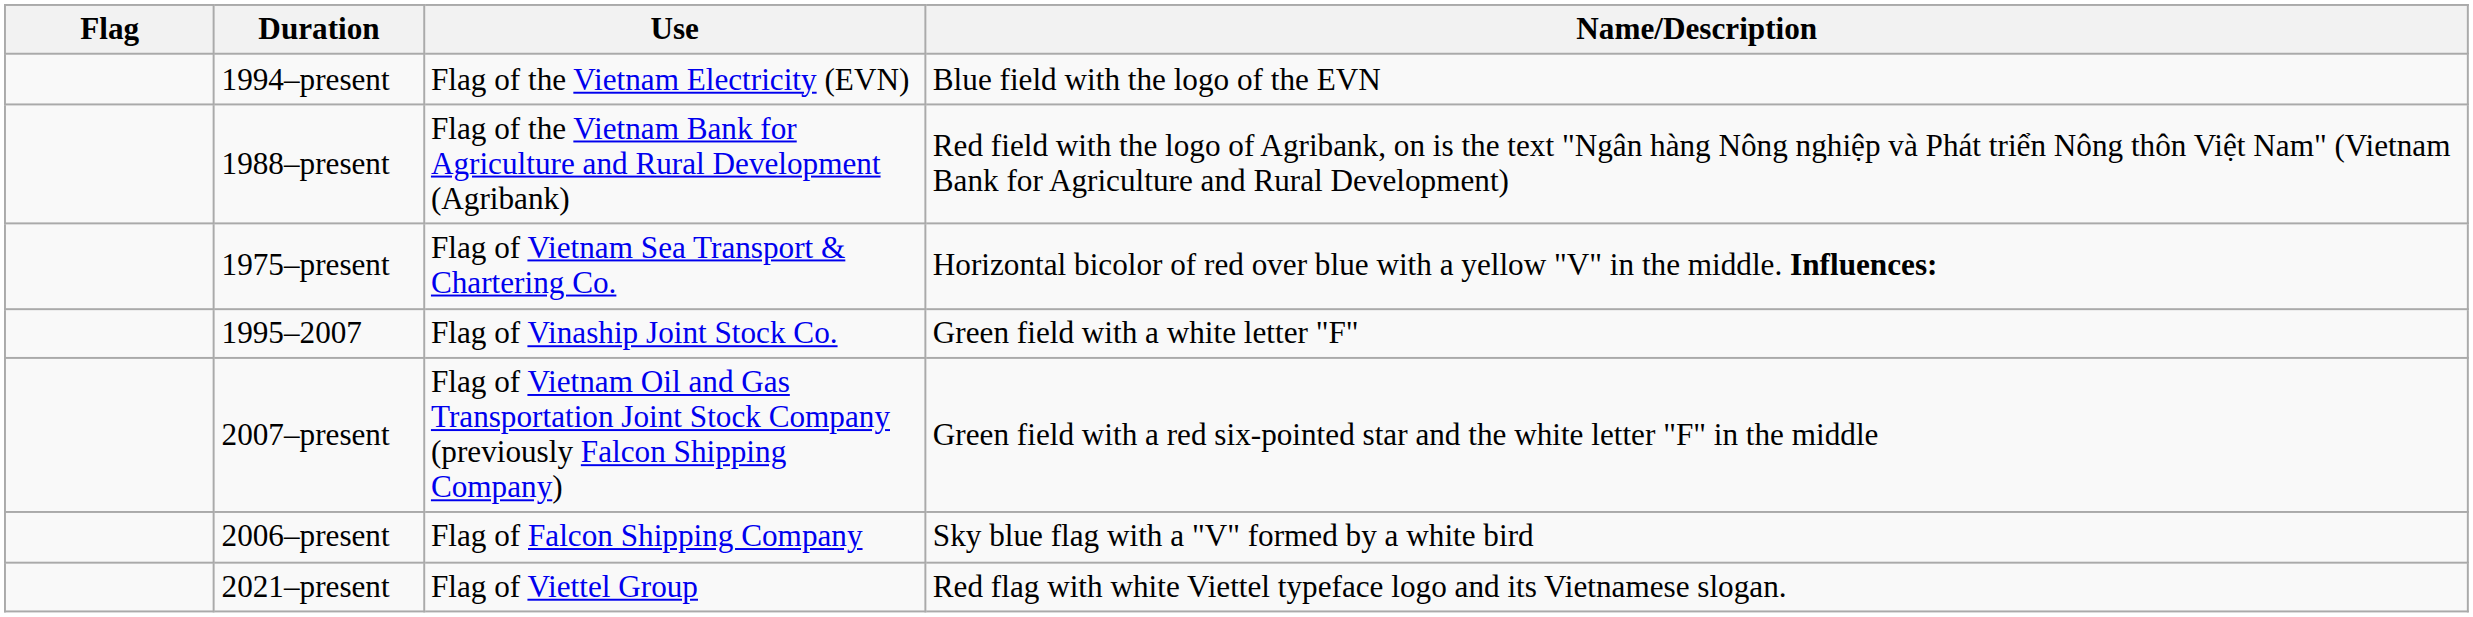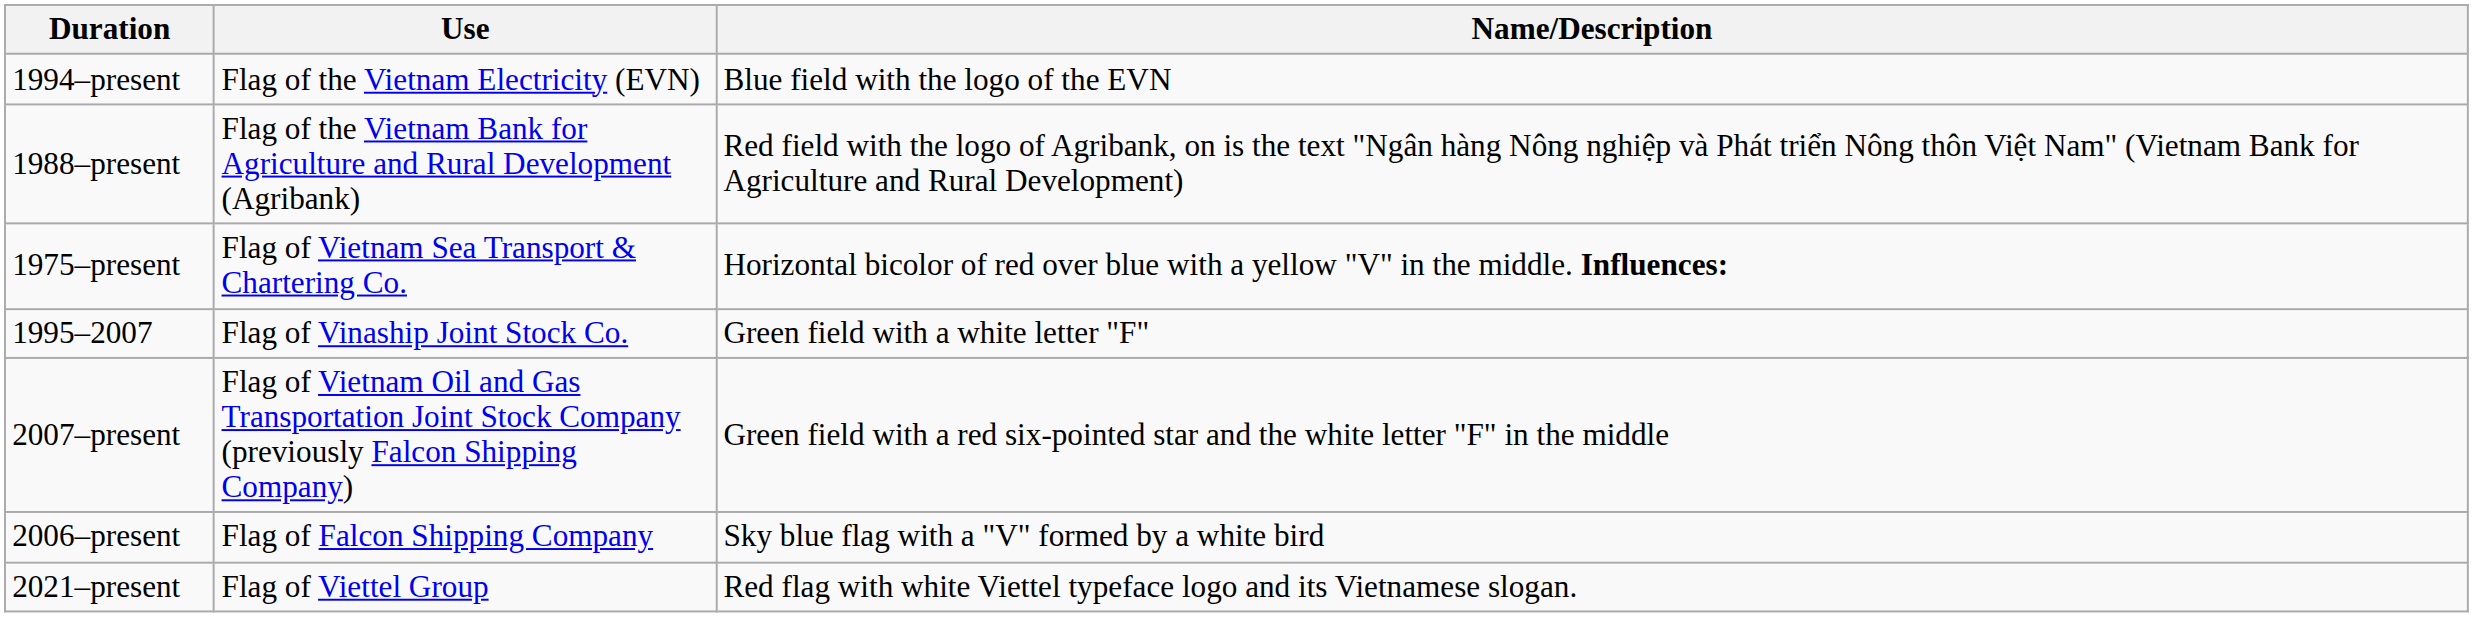- column: (110, 29)
